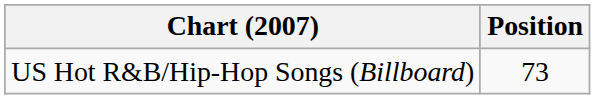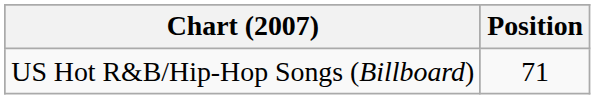(535, 70) 73 -> (535, 70) 71
